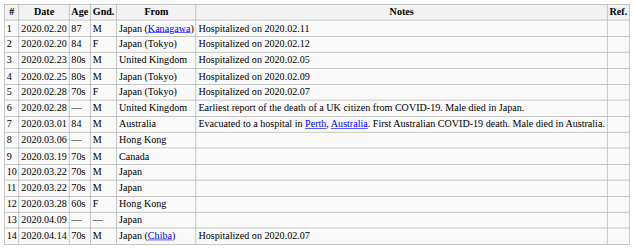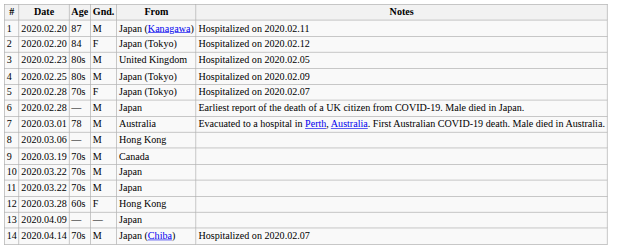- column: (618, 12)
(153, 108) United Kingdom -> (131, 108) Japan
(76, 124) 84 -> (76, 124) 78
